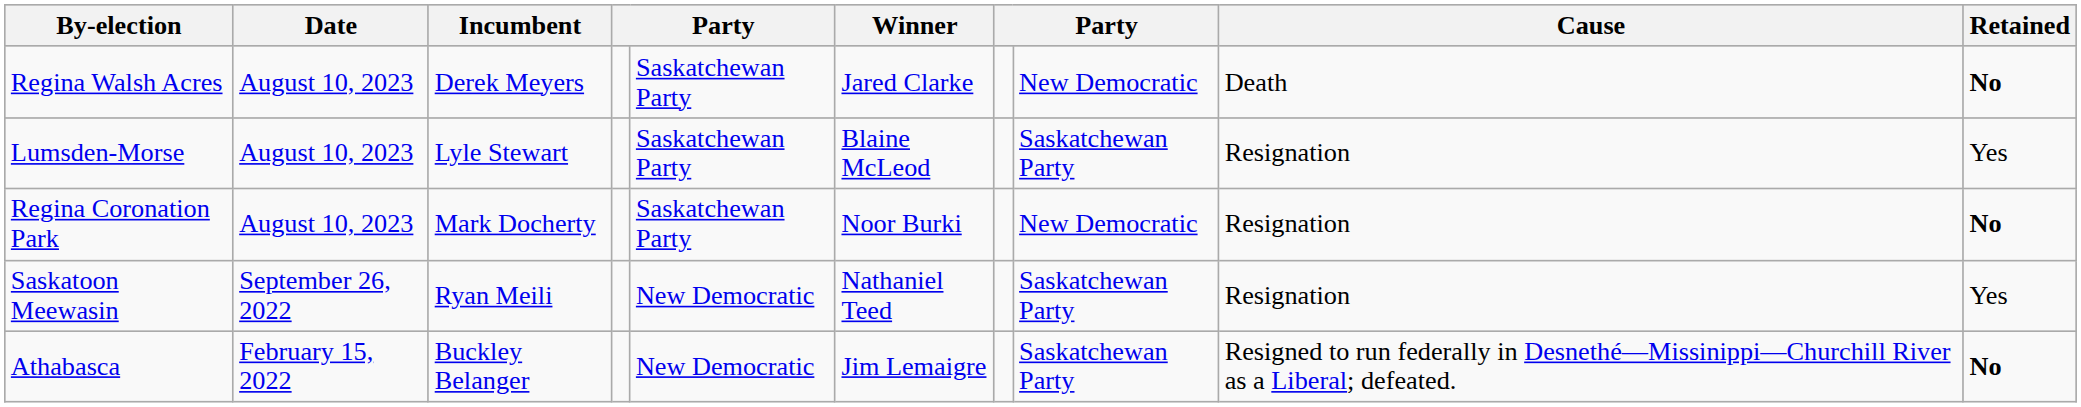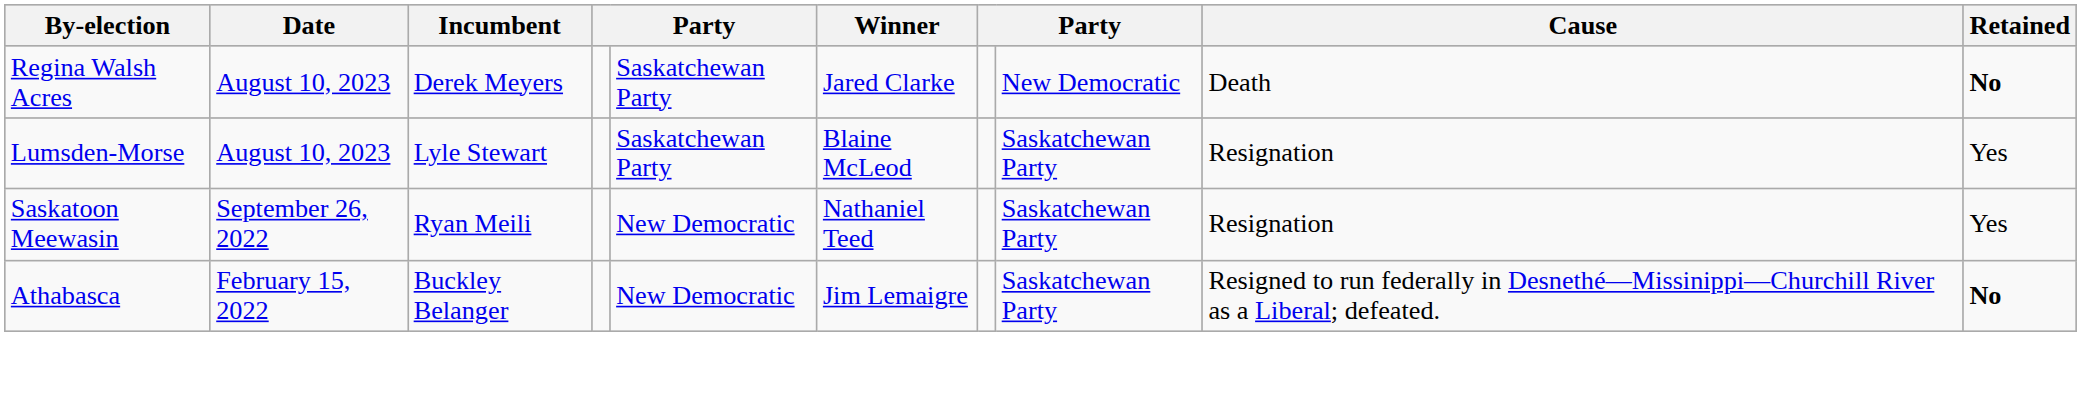- row: (110, 223)
